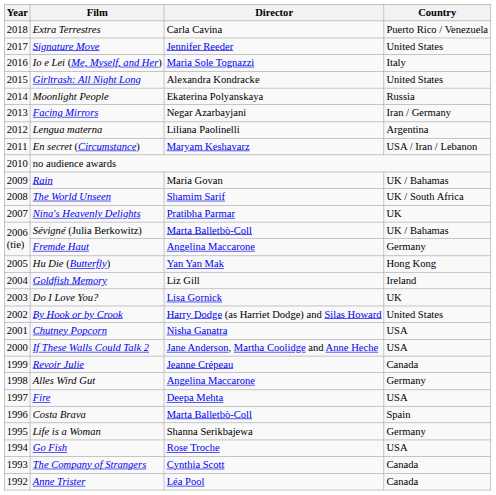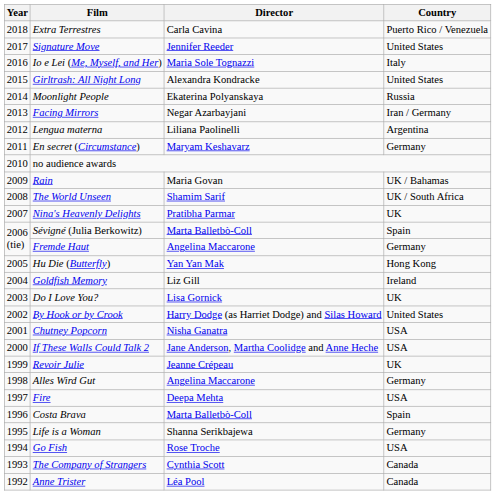(432, 146) USA / Iran / Lebanon -> (406, 146) Germany
(418, 230) UK / Bahamas -> (398, 230) Spain
(402, 364) Canada -> (394, 364) UK
